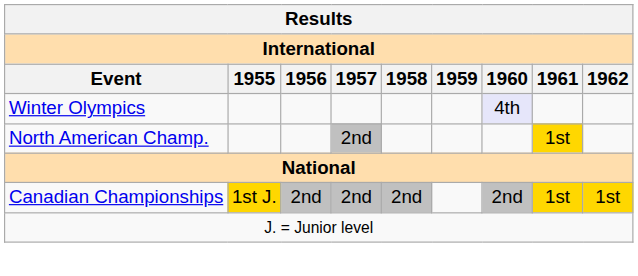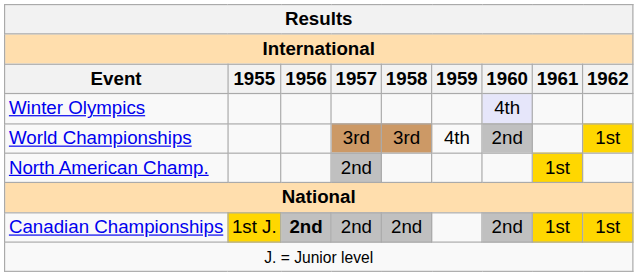+ row: (100, 138)
(306, 197) normal -> (306, 227) bold
